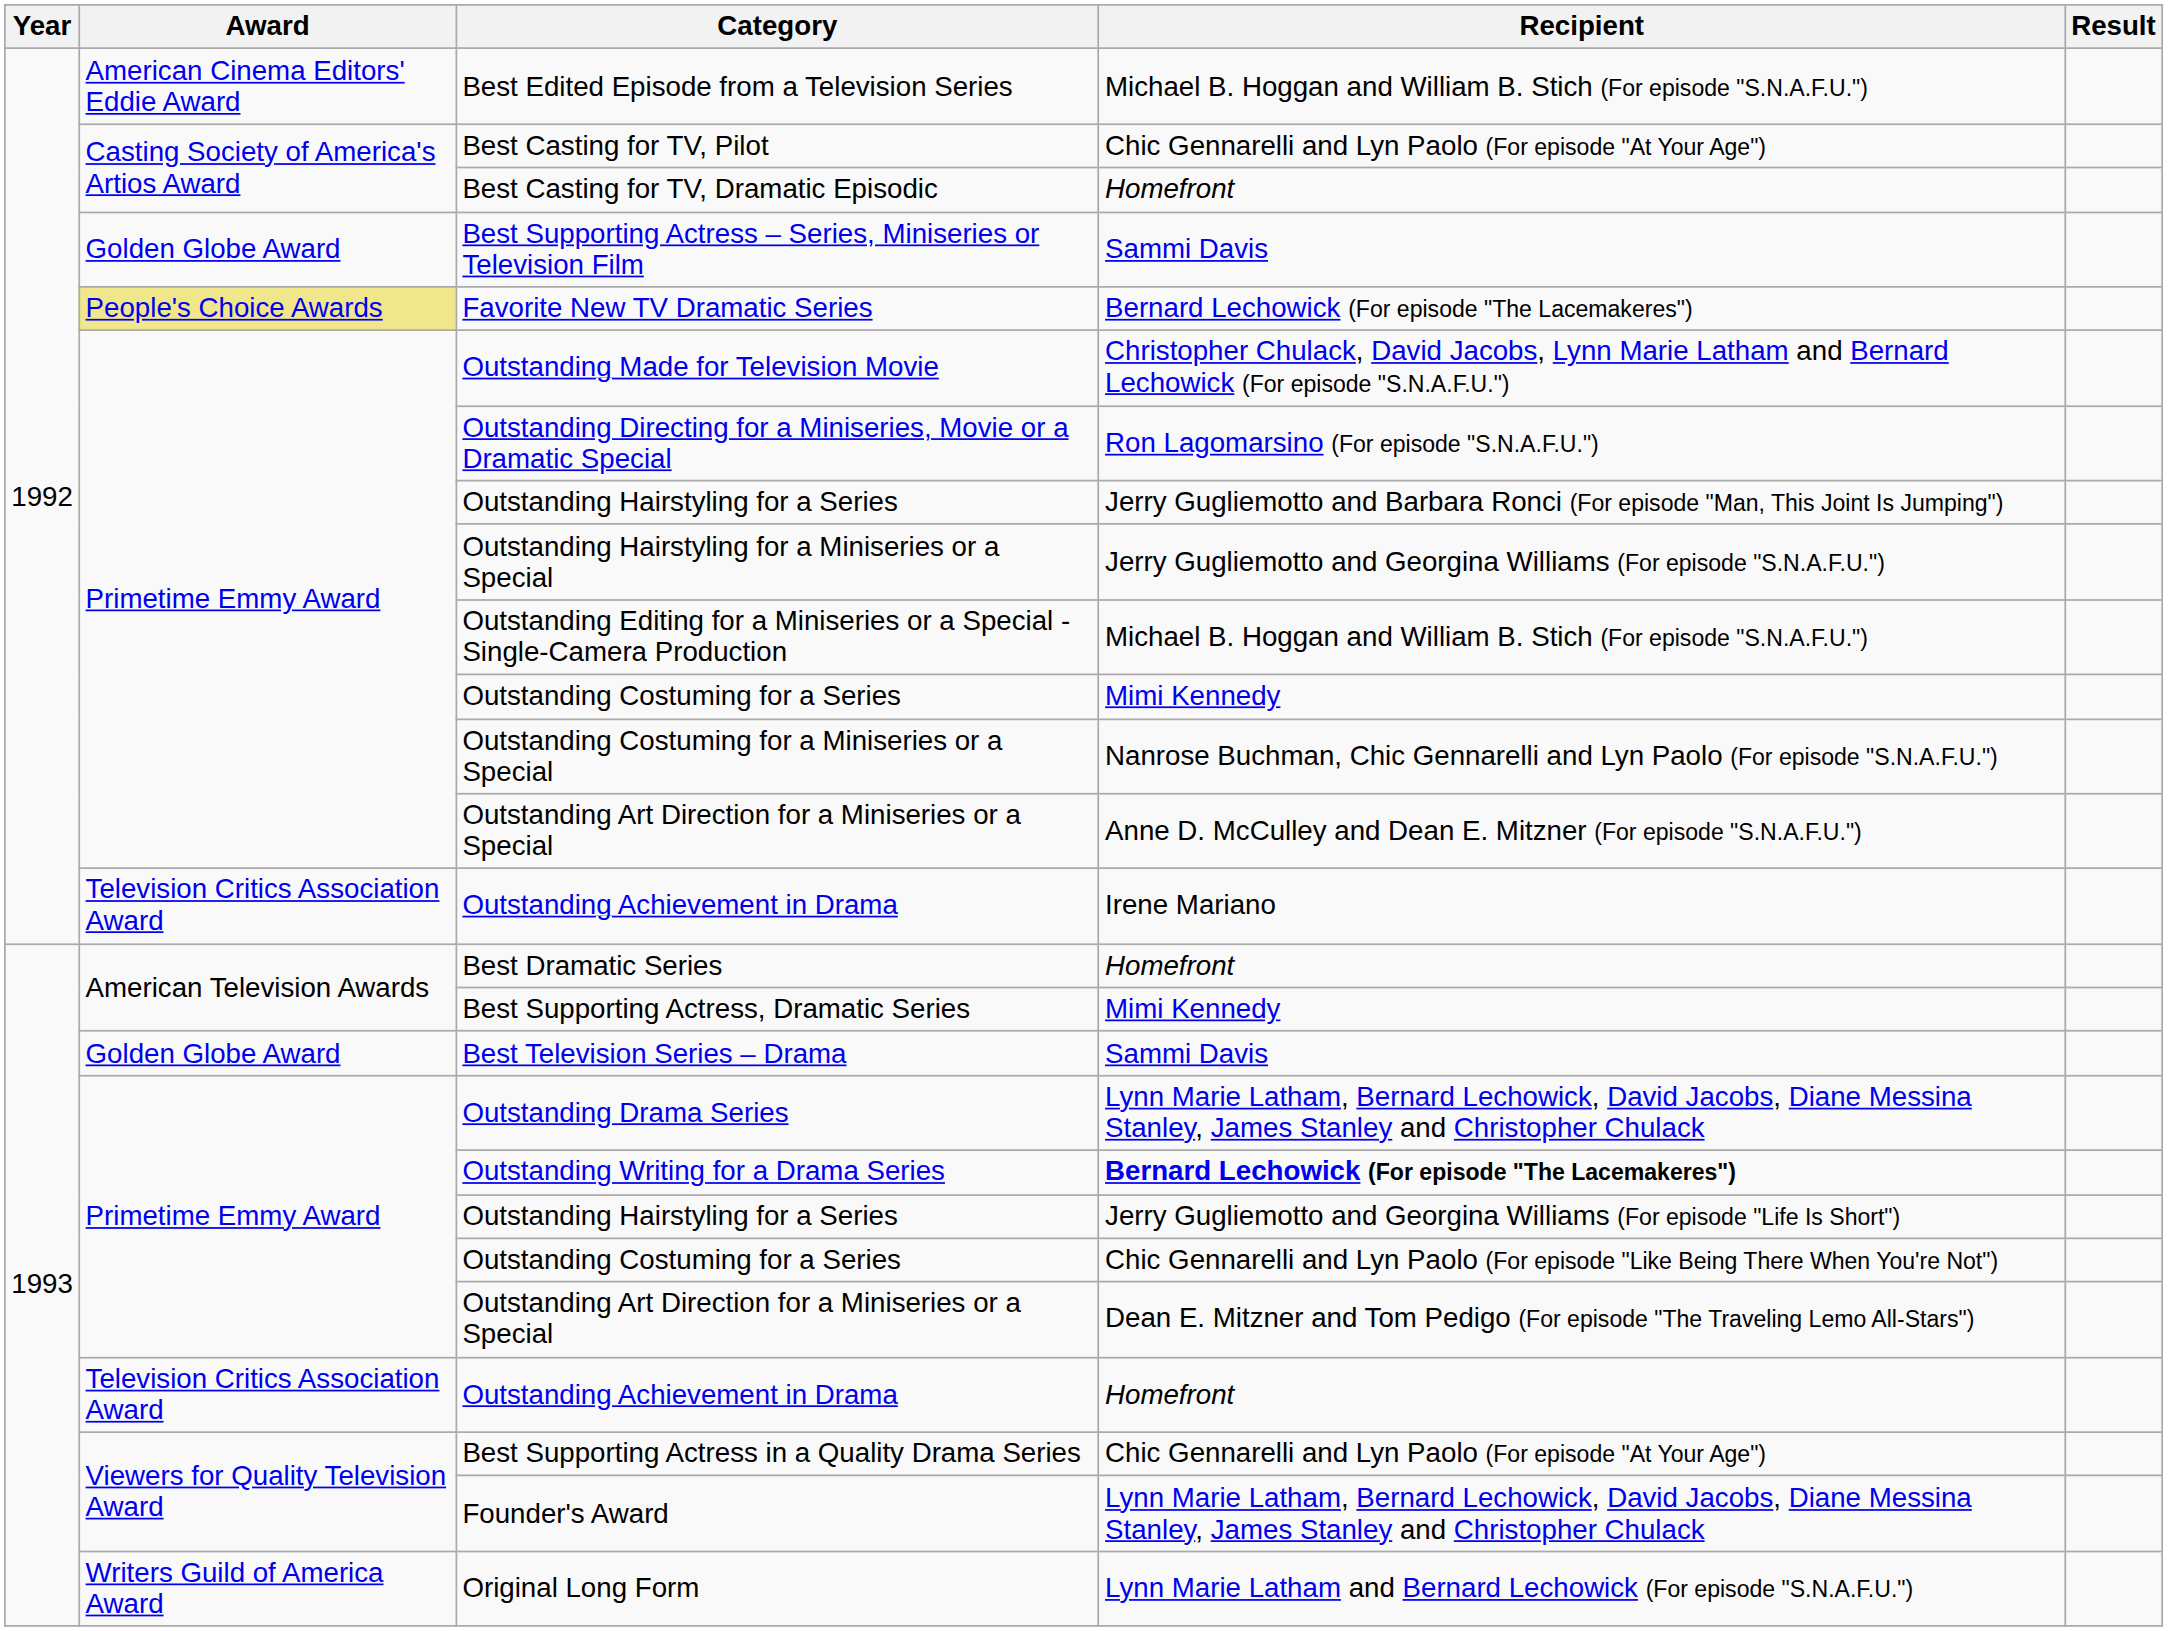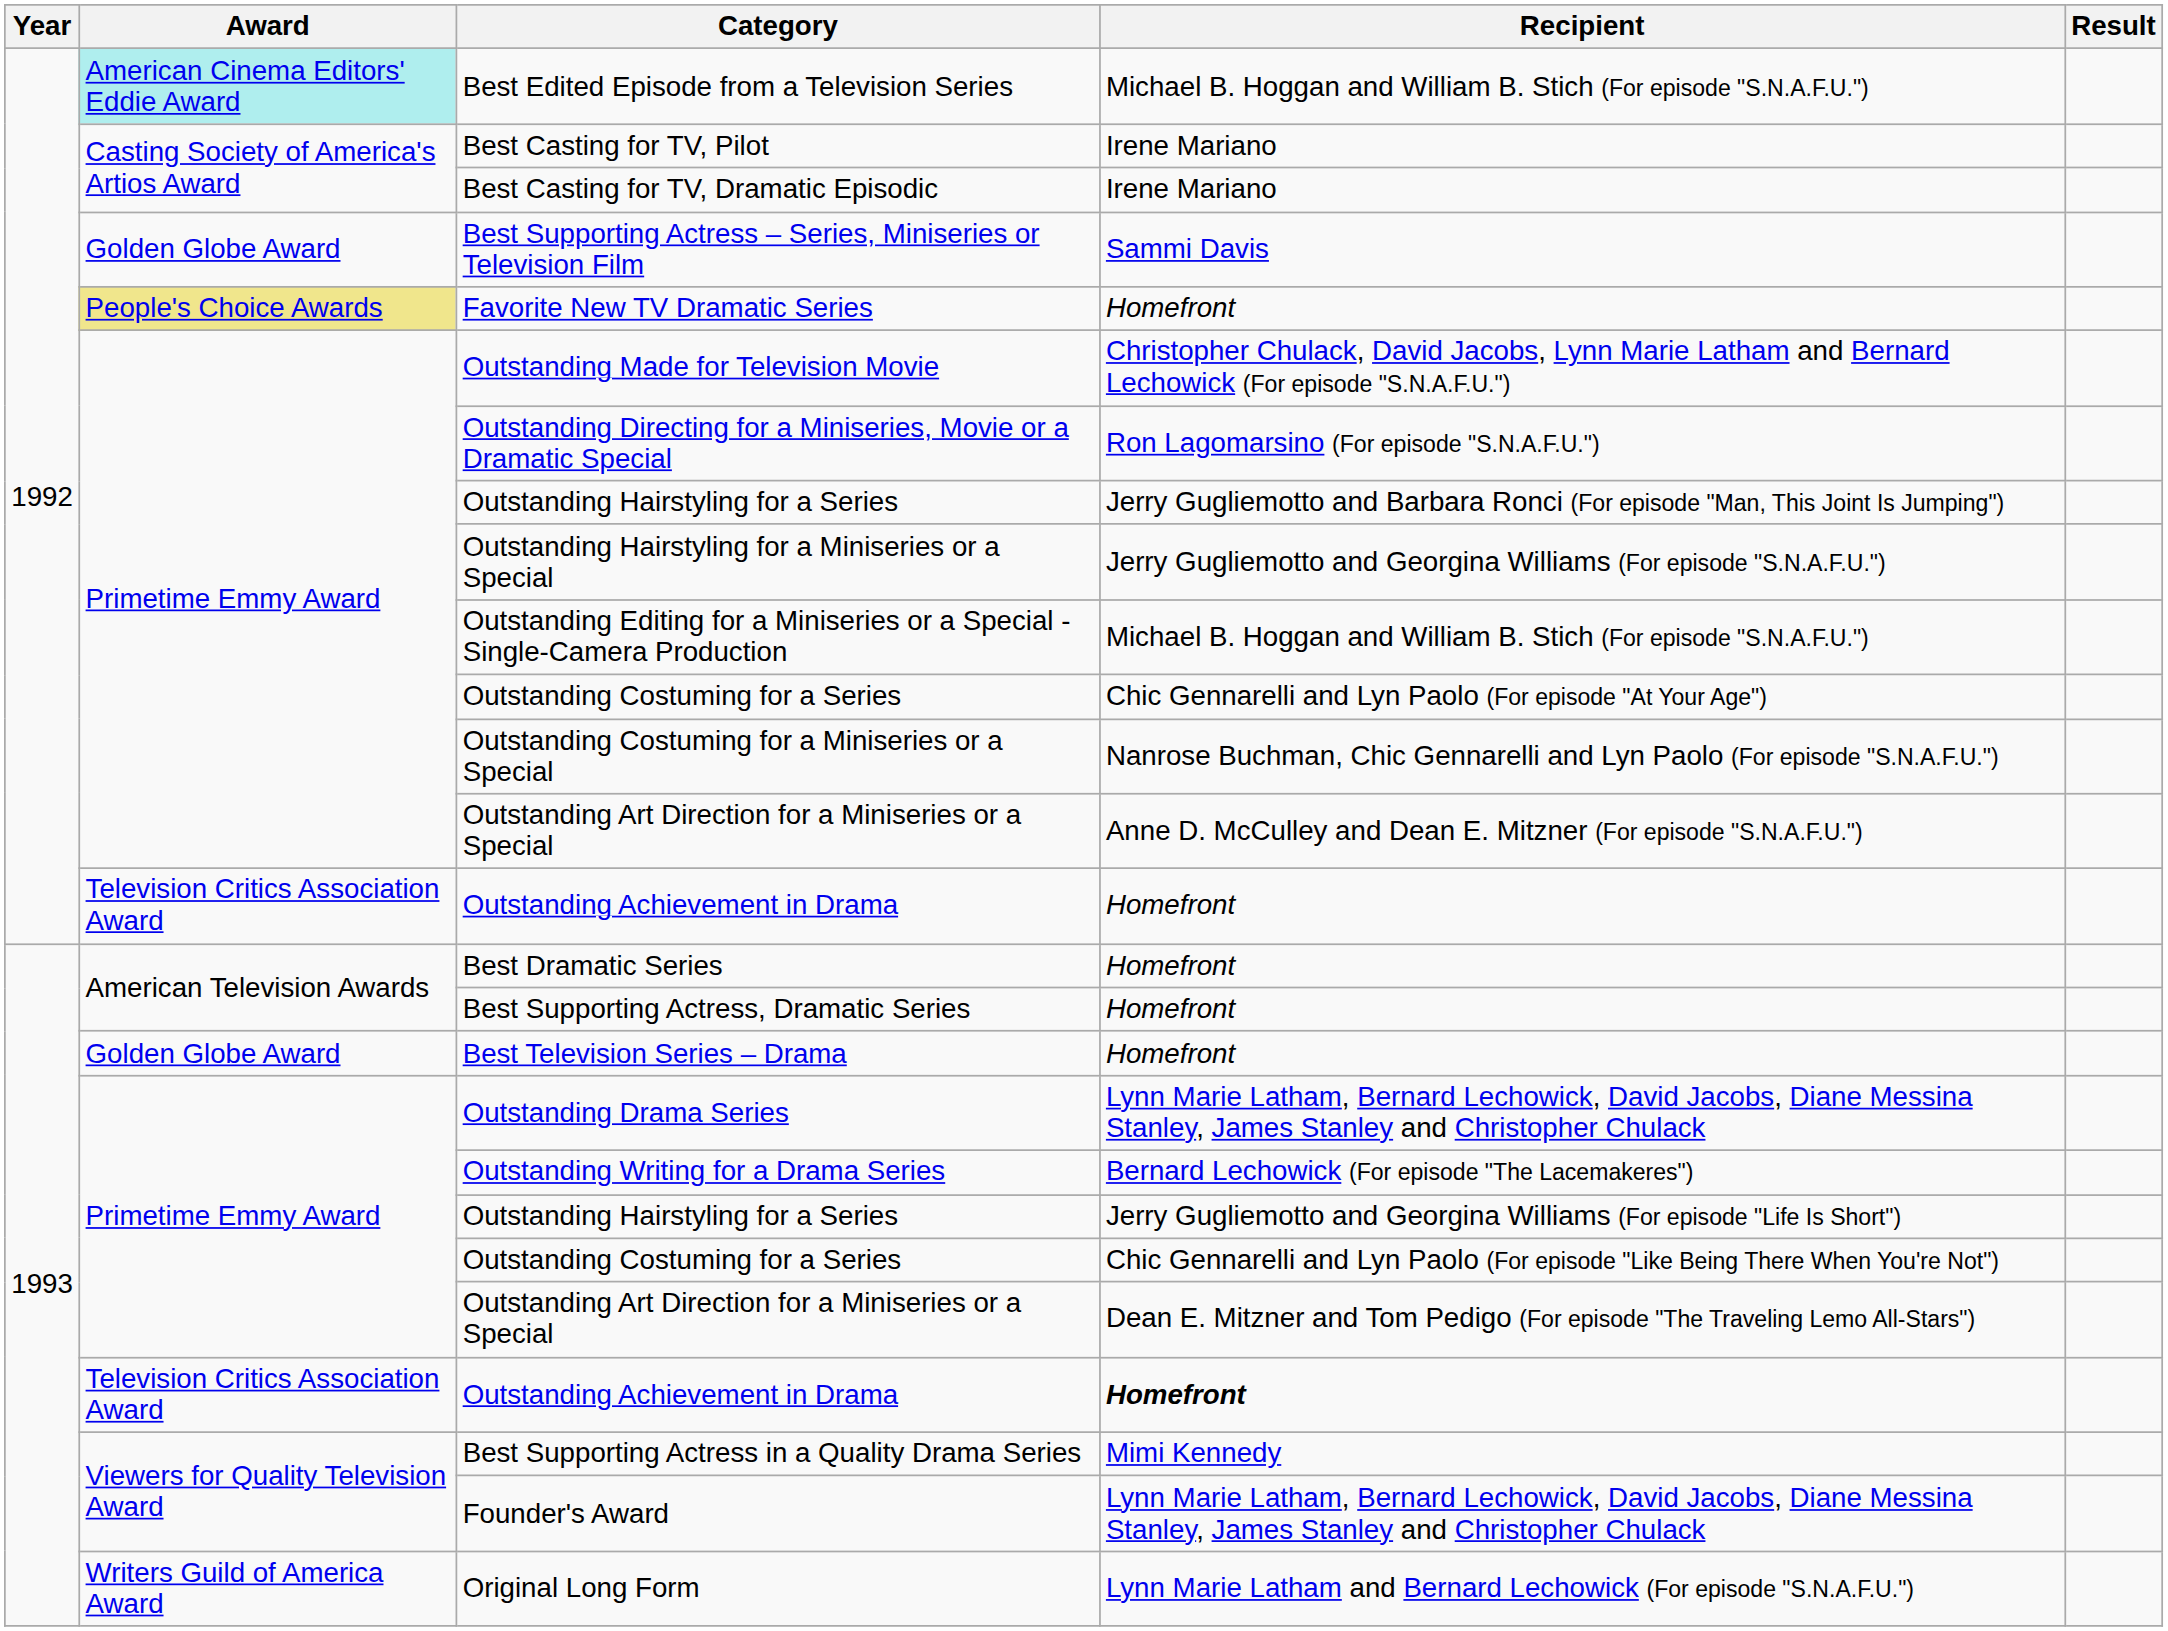(245, 85) no background -> (245, 85) paleturquoise background
(1436, 145) Chic Gennarelli and Lyn Paolo (For episode "At Your Age") -> (1191, 145) Irene Mariano
(1170, 189) Homefront -> (1191, 189) Irene Mariano
(1399, 308) Bernard Lechowick (For episode "The Lacemakeres") -> (1171, 308) Homefront
(1193, 696) Mimi Kennedy -> (1436, 696) Chic Gennarelli and Lyn Paolo (For episode "At Your Age")
(1190, 905) Irene Mariano -> (1171, 905) Homefront
(1193, 1009) Mimi Kennedy -> (1171, 1009) Homefront
(1187, 1052) Sammi Davis -> (1171, 1052) Homefront
(1421, 1171) bold -> (1400, 1171) normal
(1170, 1394) normal -> (1176, 1394) bold
(1436, 1453) Chic Gennarelli and Lyn Paolo (For episode "At Your Age") -> (1194, 1453) Mimi Kennedy
